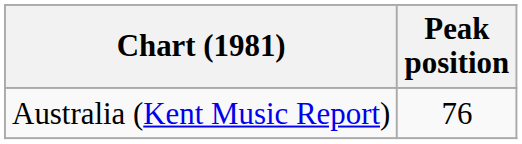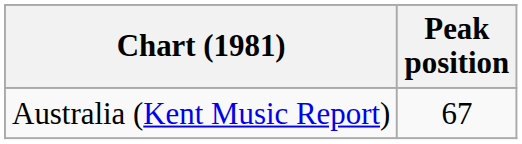(457, 112) 76 -> (457, 112) 67
